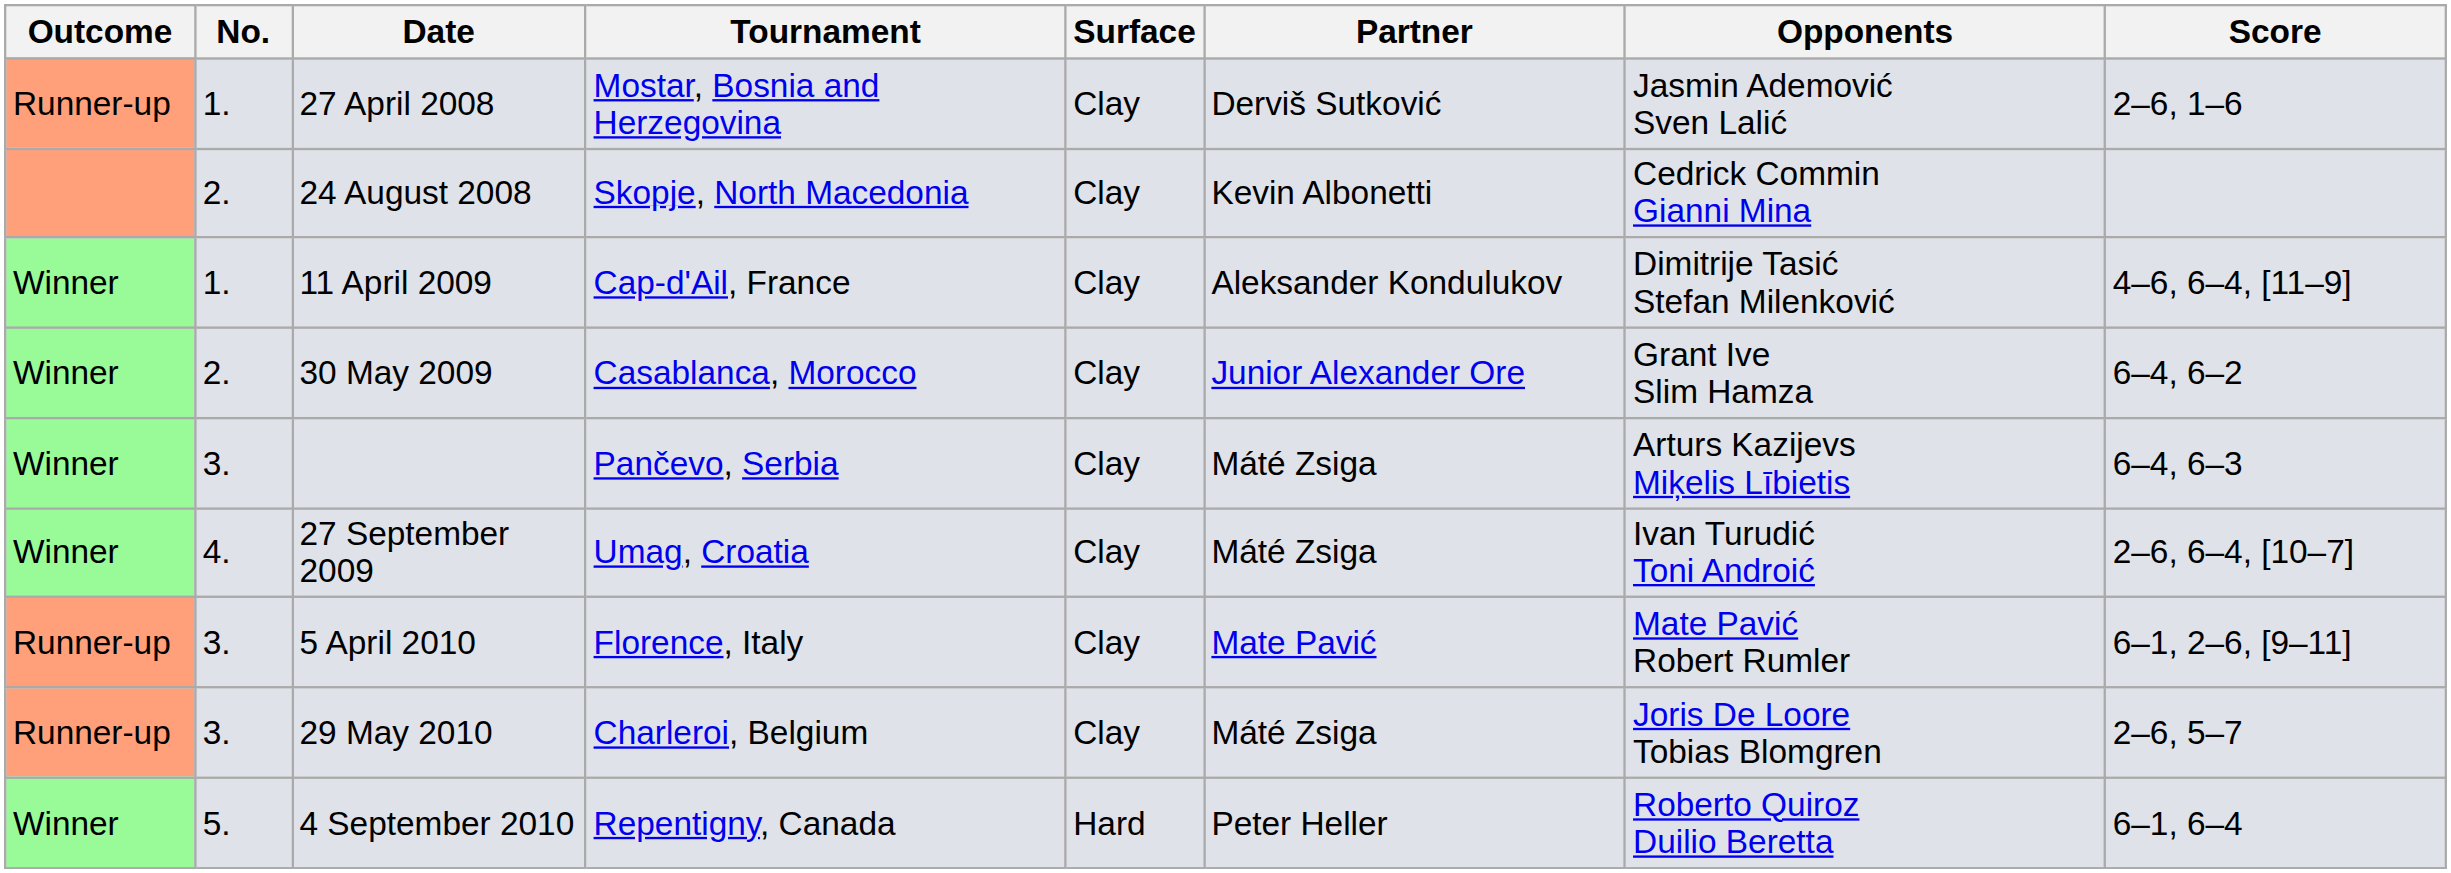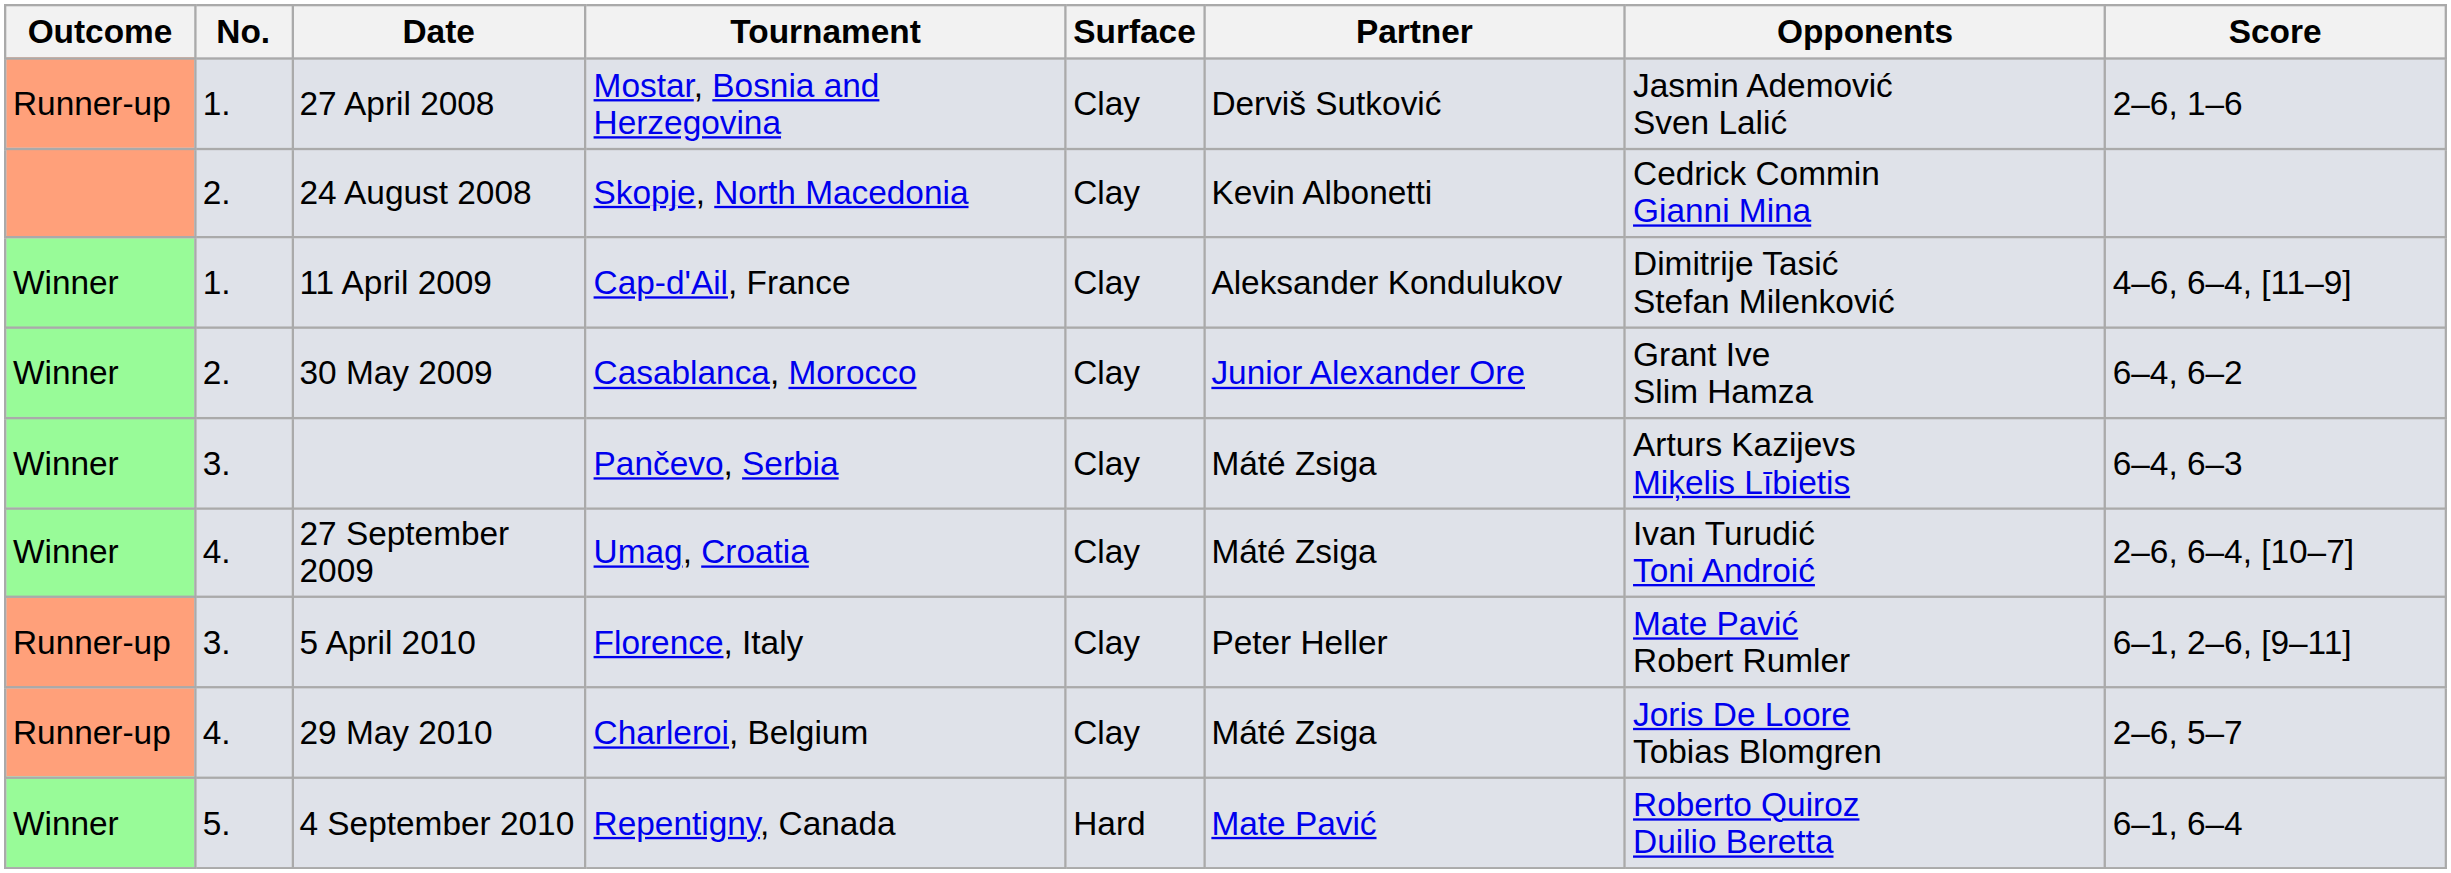(1294, 643) Mate Pavić -> (1300, 643) Peter Heller
(217, 733) 3. -> (217, 733) 4.
(1300, 822) Peter Heller -> (1294, 822) Mate Pavić
